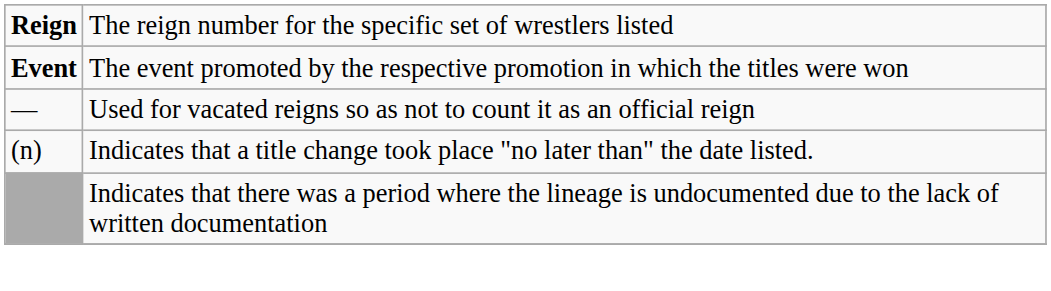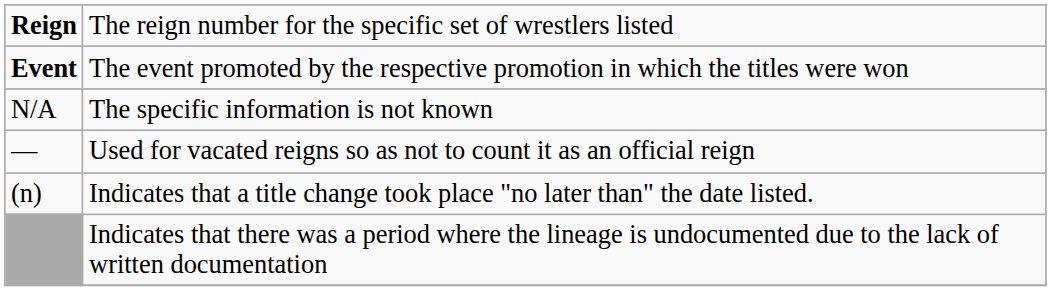+ row: (291, 109)
